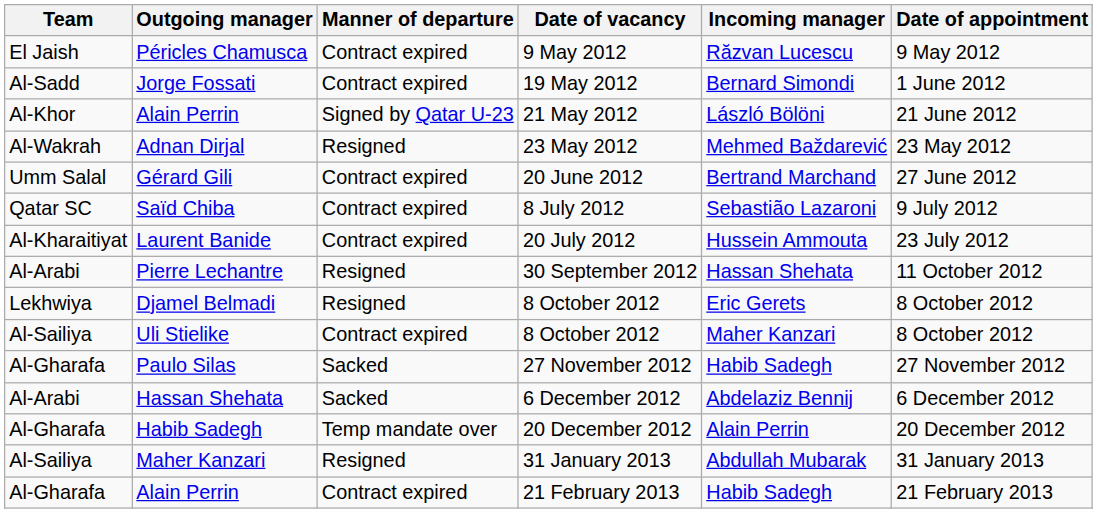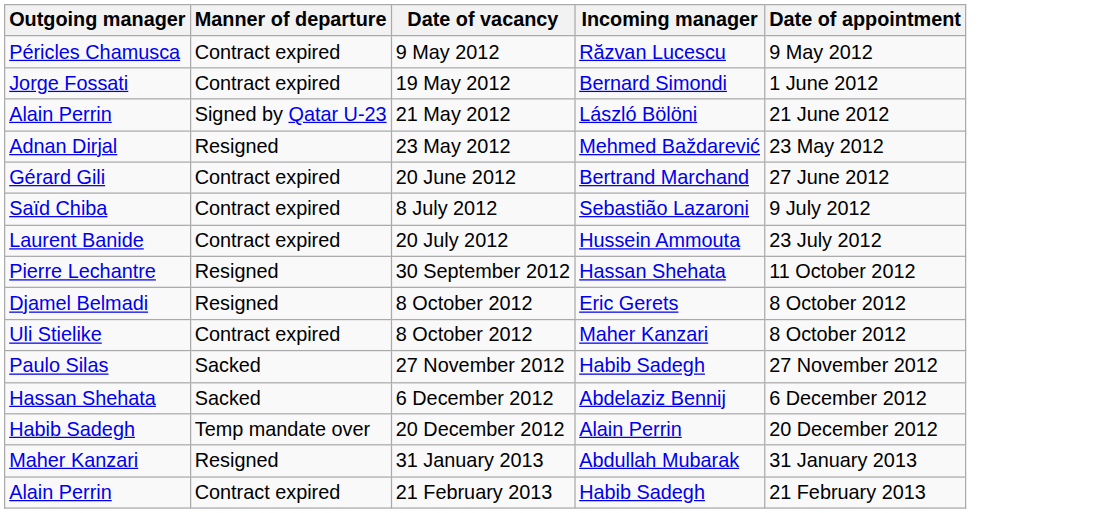- column: (68, 20)
